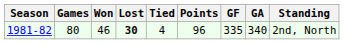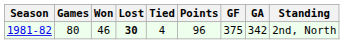(233, 30) 335 -> (233, 30) 375
(258, 30) 340 -> (258, 30) 342
